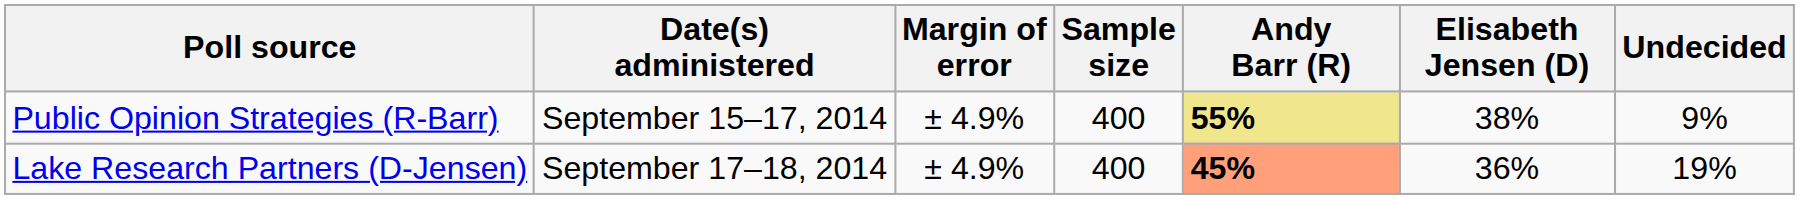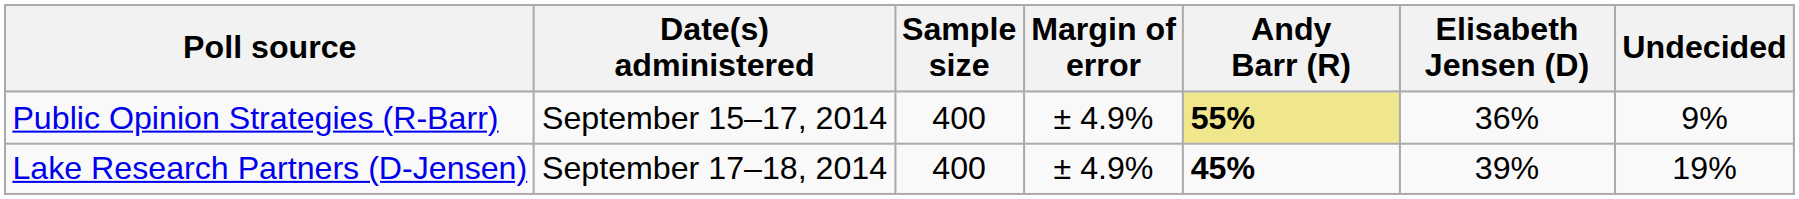columns swapped: (1119, 48) <-> (974, 48)
(1507, 117) 38% -> (1507, 117) 36%
(1223, 168) lightsalmon background -> (1223, 168) no background
(1507, 168) 36% -> (1507, 168) 39%
